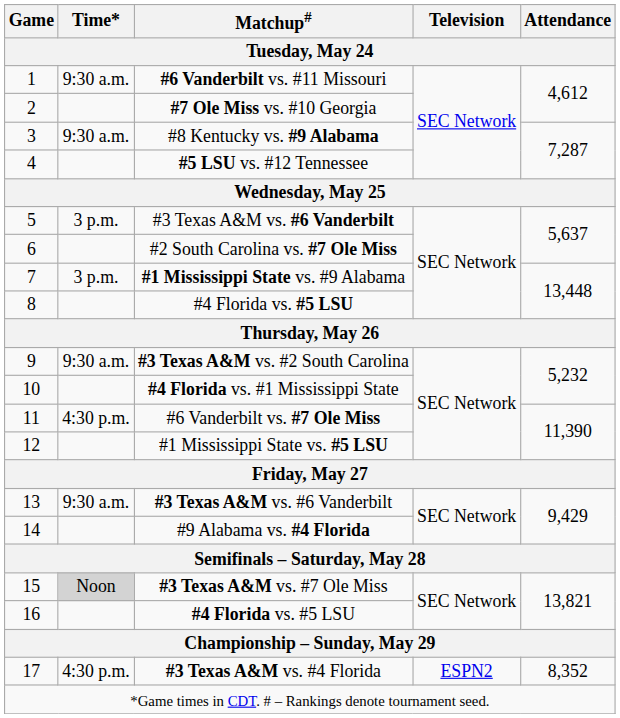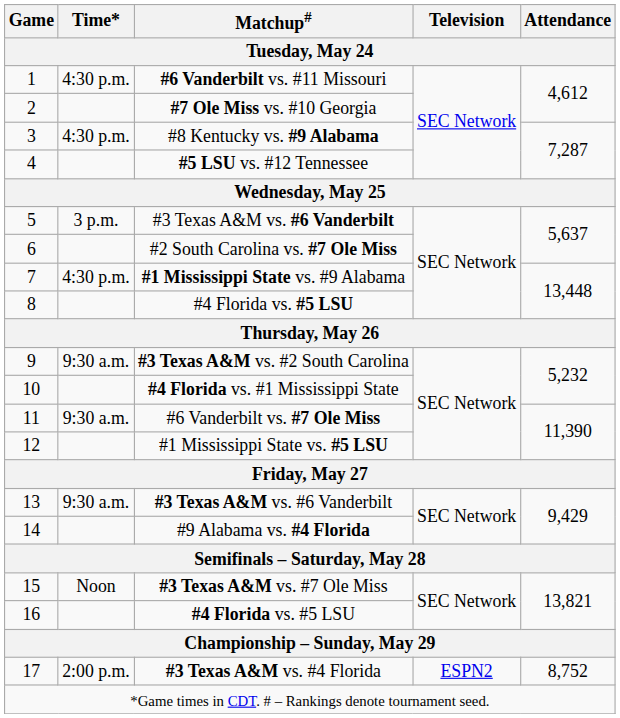(96, 79) 9:30 a.m. -> (96, 79) 4:30 p.m.
(96, 136) 9:30 a.m. -> (96, 136) 4:30 p.m.
(96, 276) 3 p.m. -> (96, 276) 4:30 p.m.
(96, 417) 4:30 p.m. -> (96, 417) 9:30 a.m.
(96, 586) lightgrey background -> (96, 586) no background
(96, 671) 4:30 p.m. -> (96, 671) 2:00 p.m.
(568, 671) 8,352 -> (568, 671) 8,752
